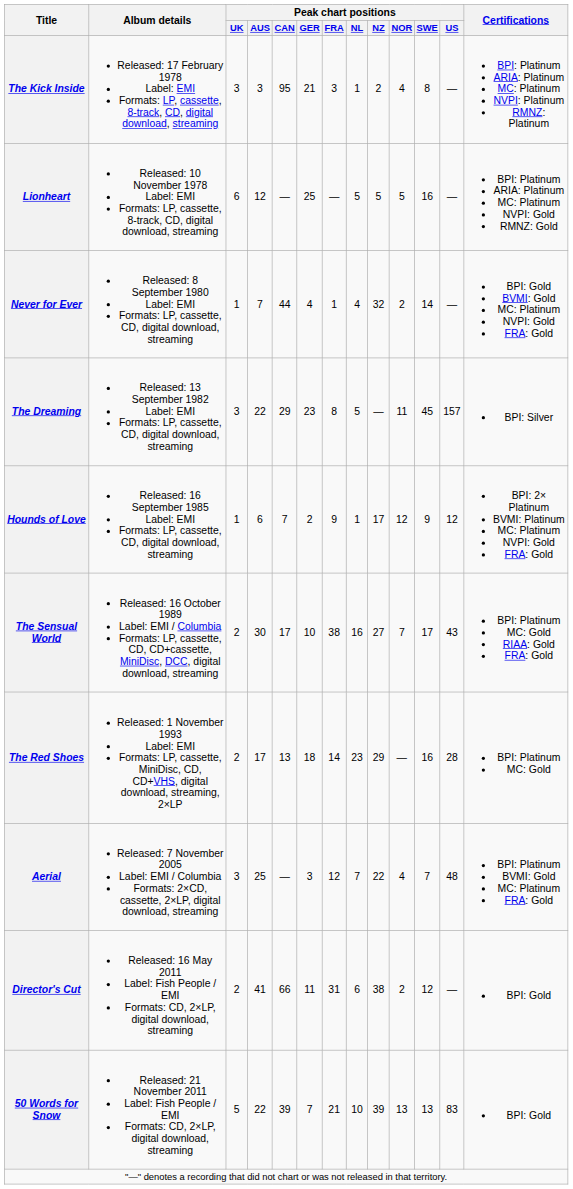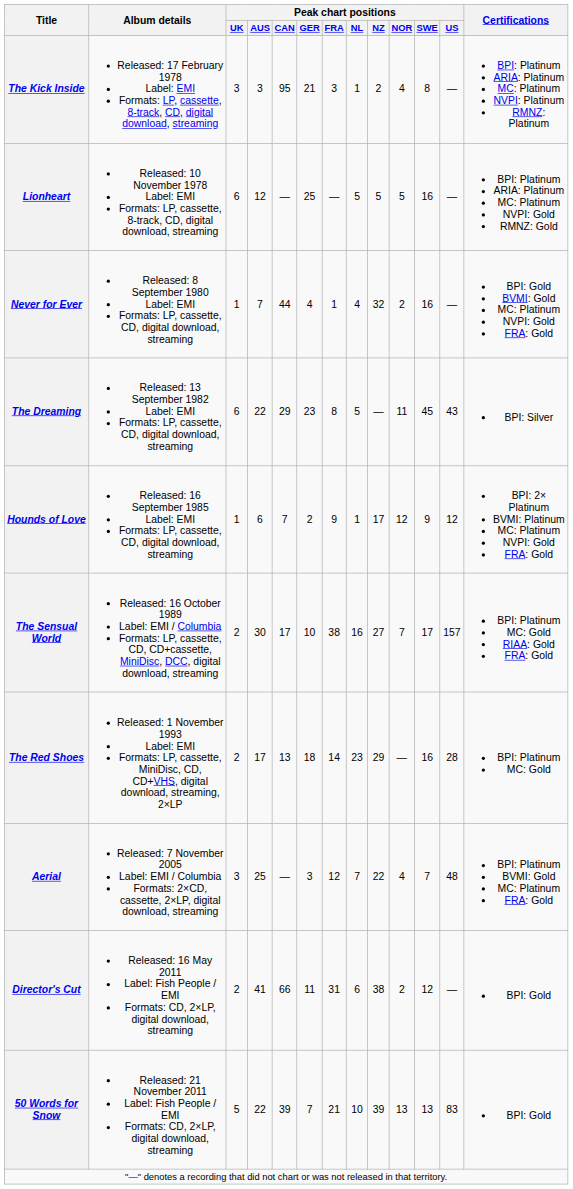(427, 304) 14 -> (427, 304) 16
(237, 412) 3 -> (237, 412) 6
(452, 412) 157 -> (452, 412) 43
(452, 632) 43 -> (452, 632) 157
